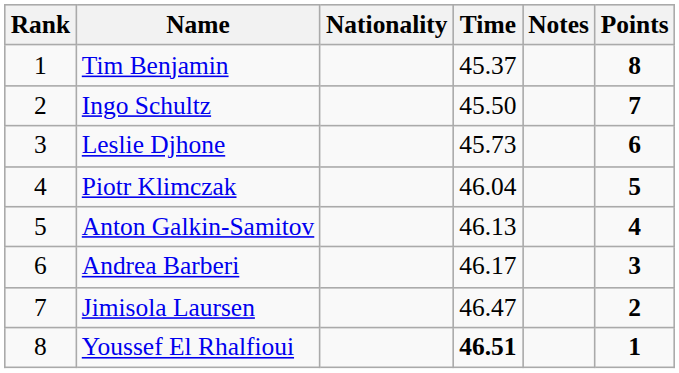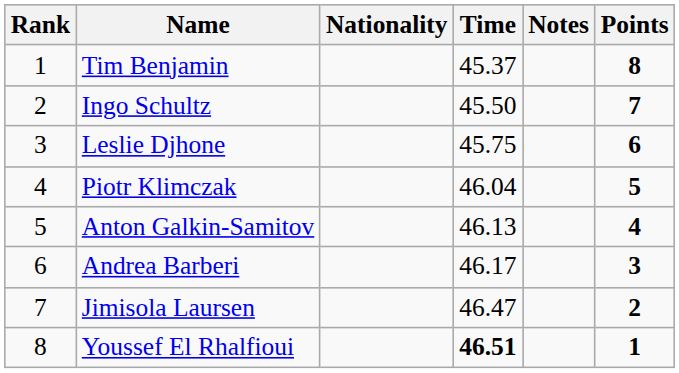(488, 145) 45.73 -> (488, 145) 45.75
